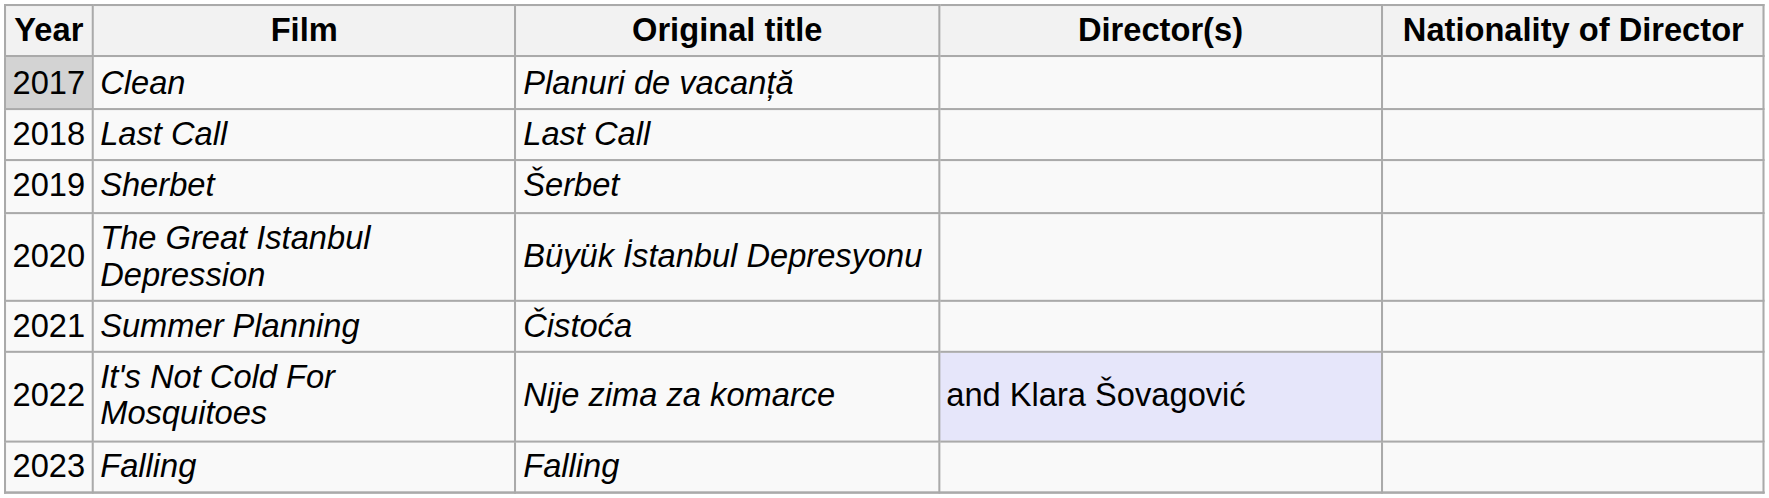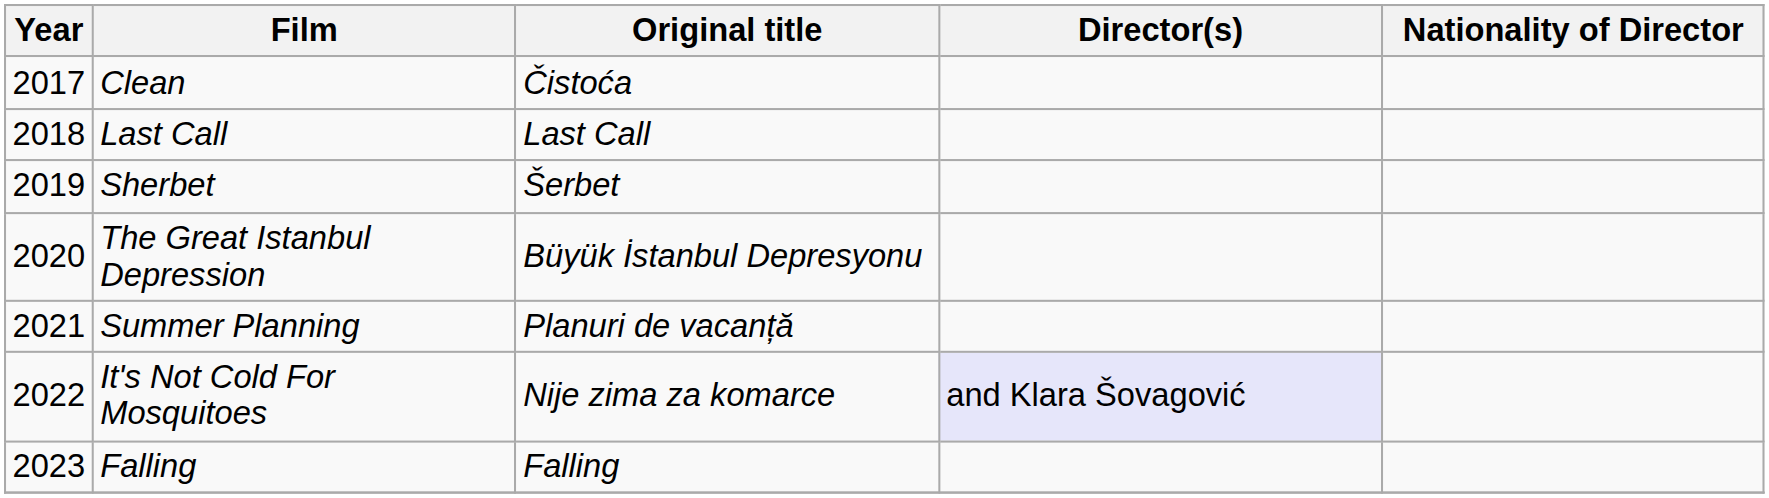(49, 82) lightgrey background -> (49, 82) no background
(658, 82) Planuri de vacanță -> (578, 82) Čistoća
(578, 325) Čistoća -> (658, 325) Planuri de vacanță
